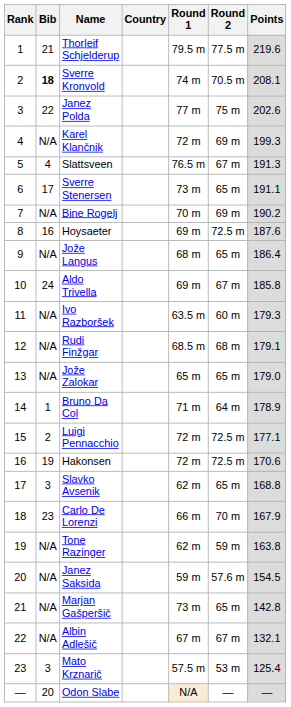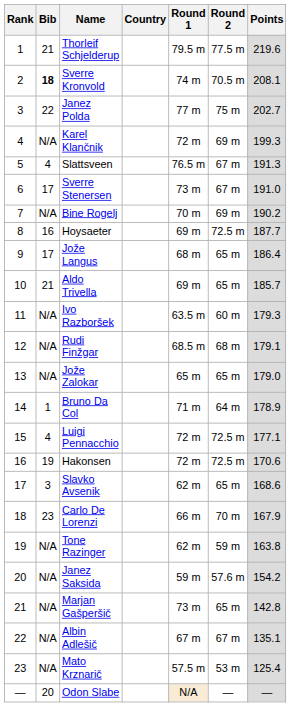(267, 110) 202.6 -> (267, 110) 202.7
(228, 189) 65 m -> (228, 189) 67 m
(267, 189) 191.1 -> (267, 189) 191.0
(267, 231) 187.6 -> (267, 231) 187.7
(48, 255) N/A -> (48, 255) 17
(48, 285) 24 -> (48, 285) 21
(228, 285) 67 m -> (228, 285) 65 m
(267, 285) 185.8 -> (267, 285) 185.7
(48, 437) 2 -> (48, 437) 4
(267, 485) 168.8 -> (267, 485) 168.6
(267, 577) 154.5 -> (267, 577) 154.2
(267, 638) 132.1 -> (267, 638) 135.1
(48, 668) 3 -> (48, 668) N/A
